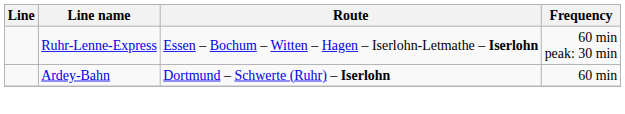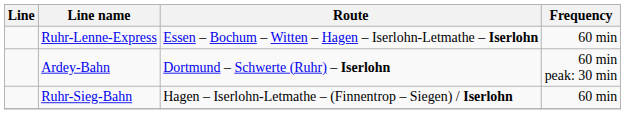(581, 45) 60 min peak: 30 min -> (598, 37) 60 min
(598, 75) 60 min -> (581, 67) 60 min peak: 30 min
+ row: (87, 97)
